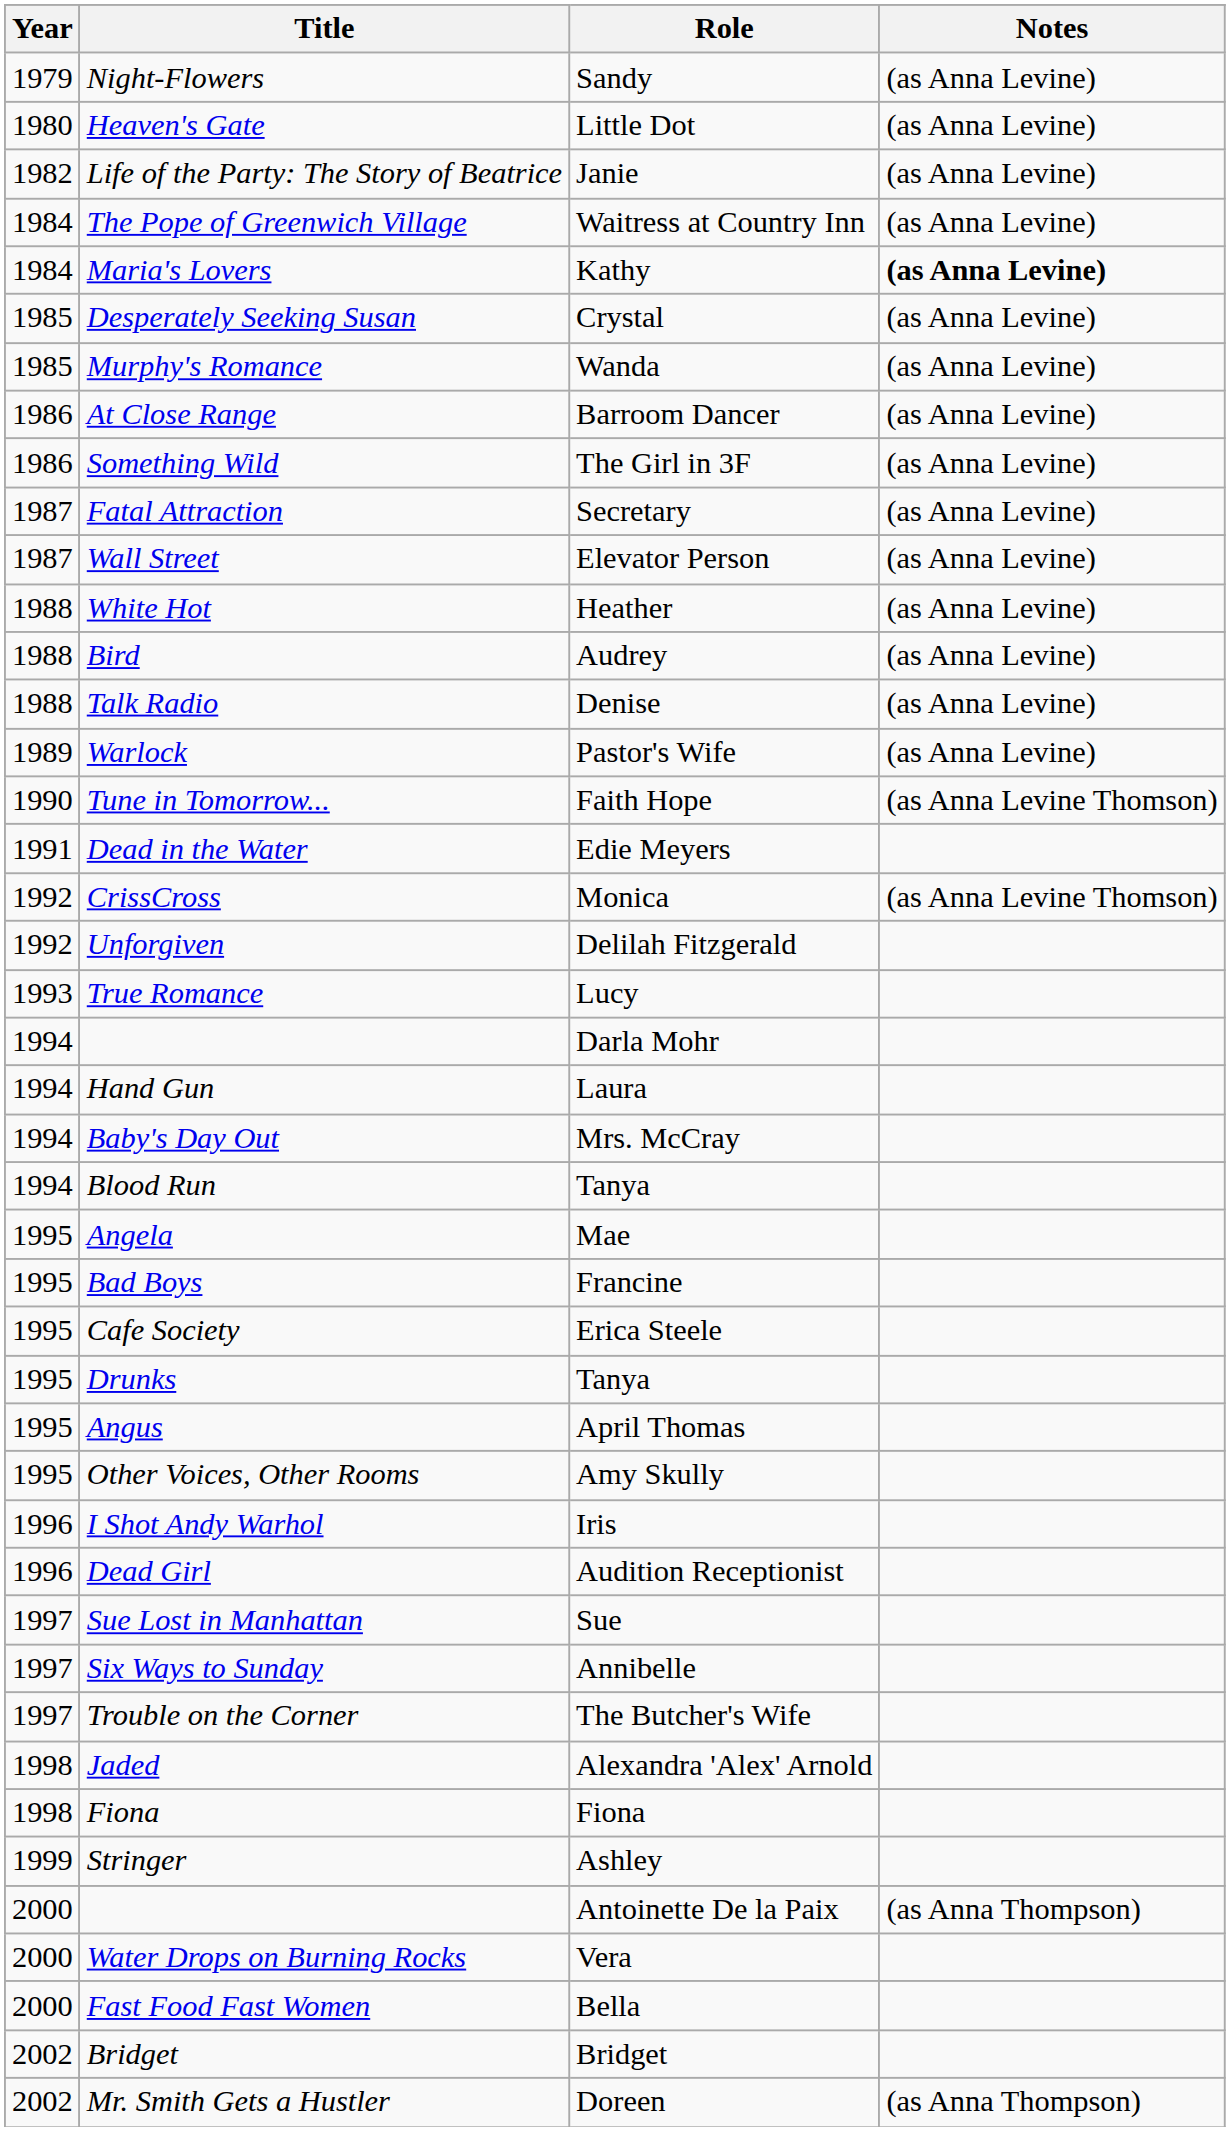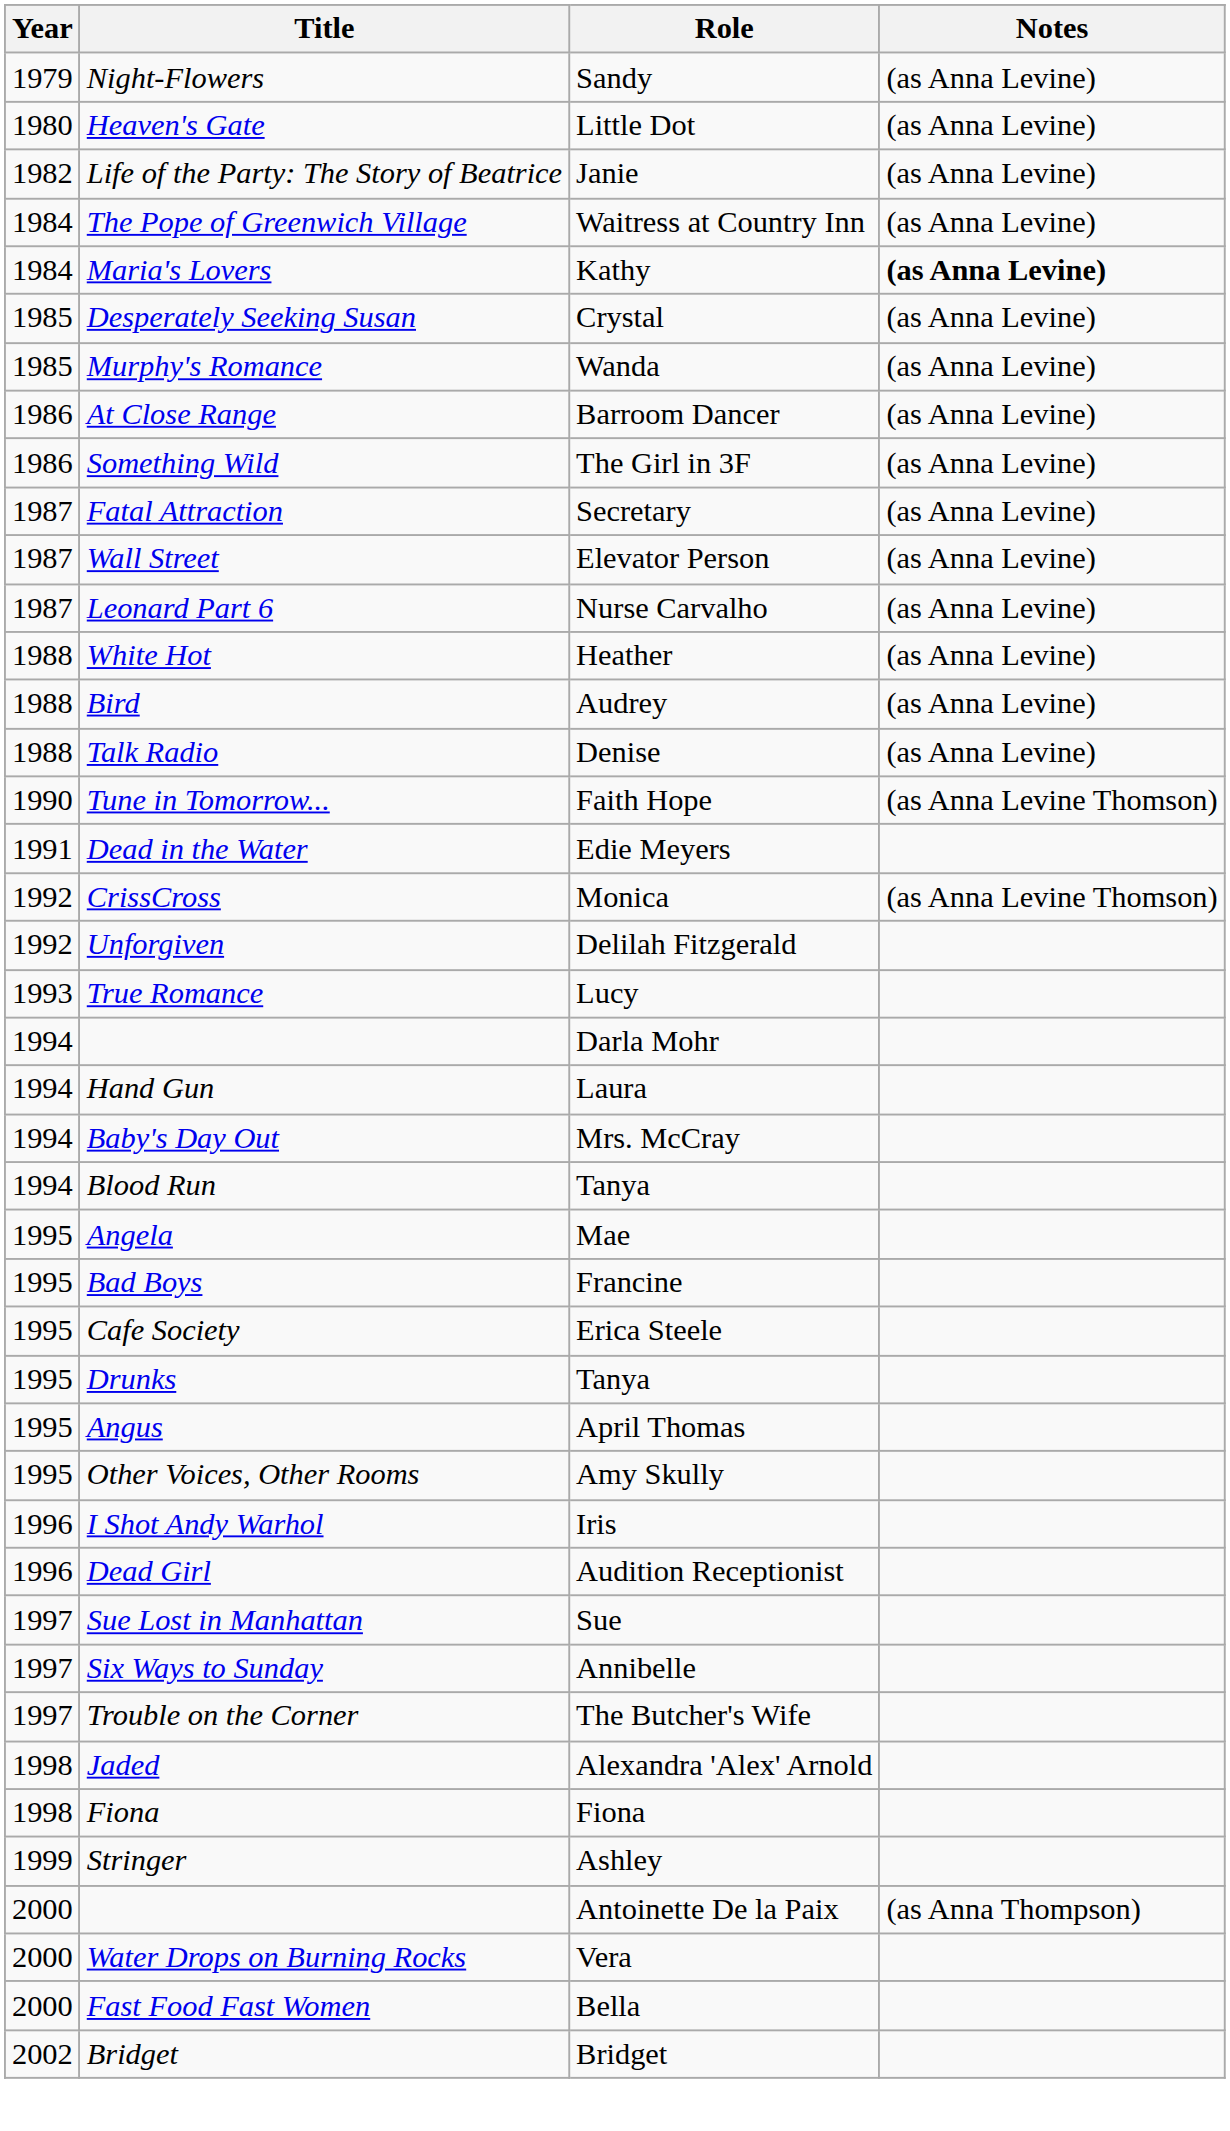+ row: (180, 607)
- row: (137, 751)
- row: (238, 2101)
